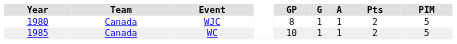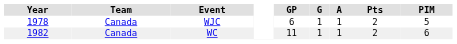(38, 22) 1980 -> (38, 22) 1978
(292, 22) 8 -> (292, 22) 6
(38, 33) 1985 -> (38, 33) 1982
(292, 33) 10 -> (292, 33) 11
(427, 33) 5 -> (427, 33) 6
